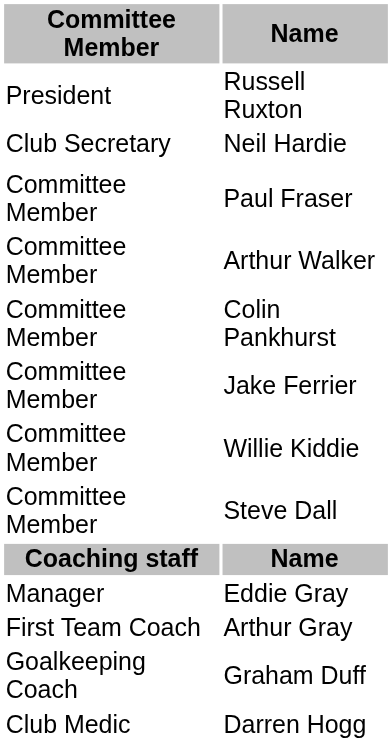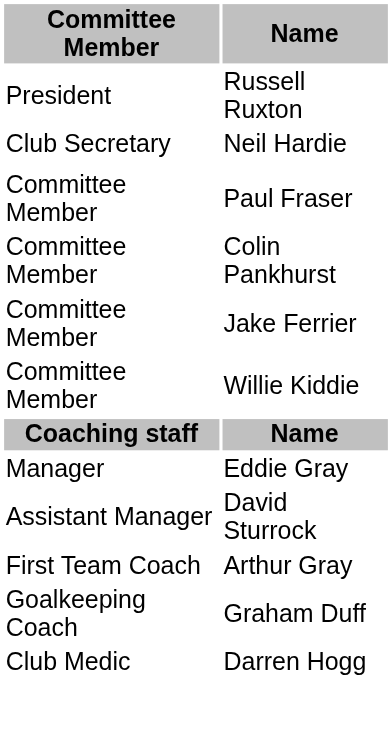- row: (299, 261)
- row: (280, 510)
+ row: (270, 517)
